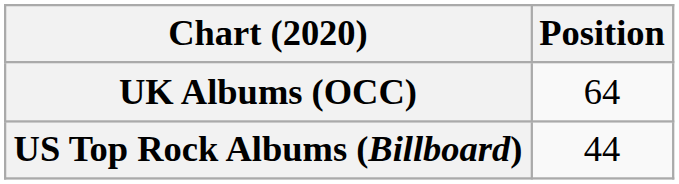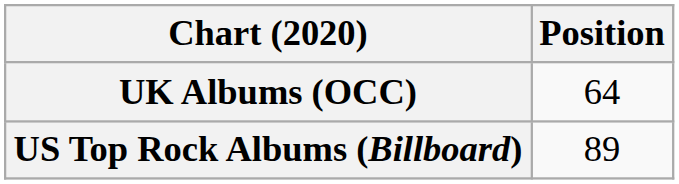(602, 149) 44 -> (602, 149) 89
